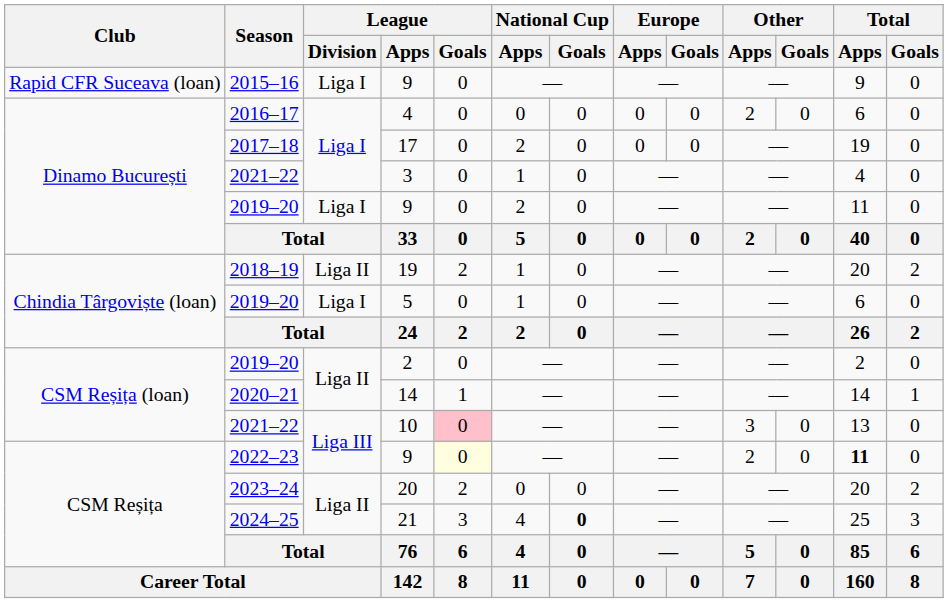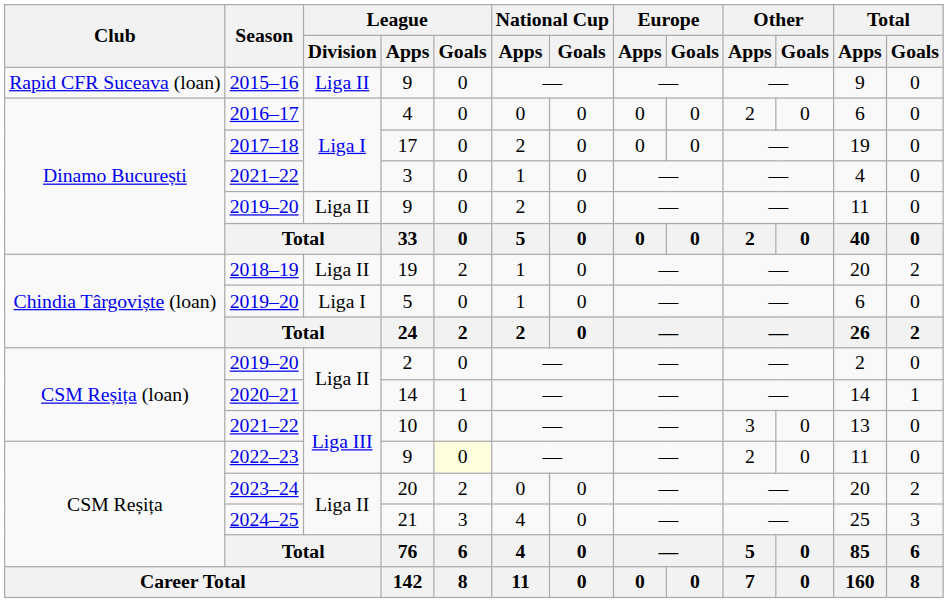(342, 82) Liga I -> (342, 82) Liga II
(342, 207) Liga I -> (342, 207) Liga II
(463, 425) pink background -> (463, 425) no background
(860, 457) bold -> (860, 457) normal
(582, 519) bold -> (582, 519) normal
